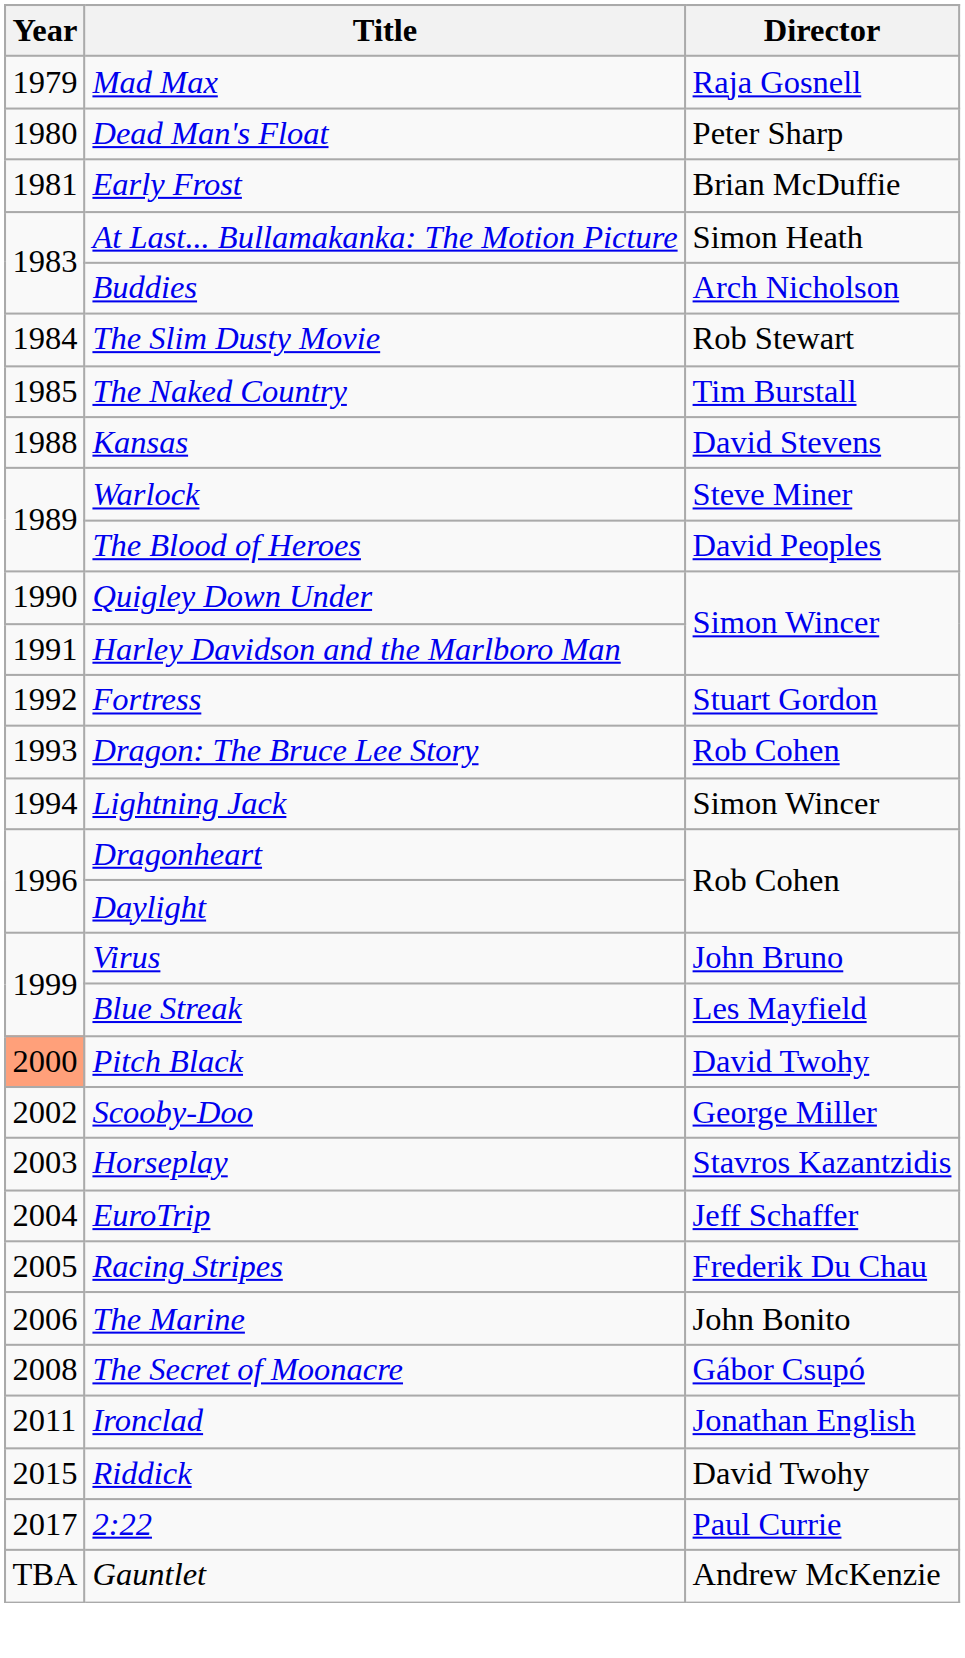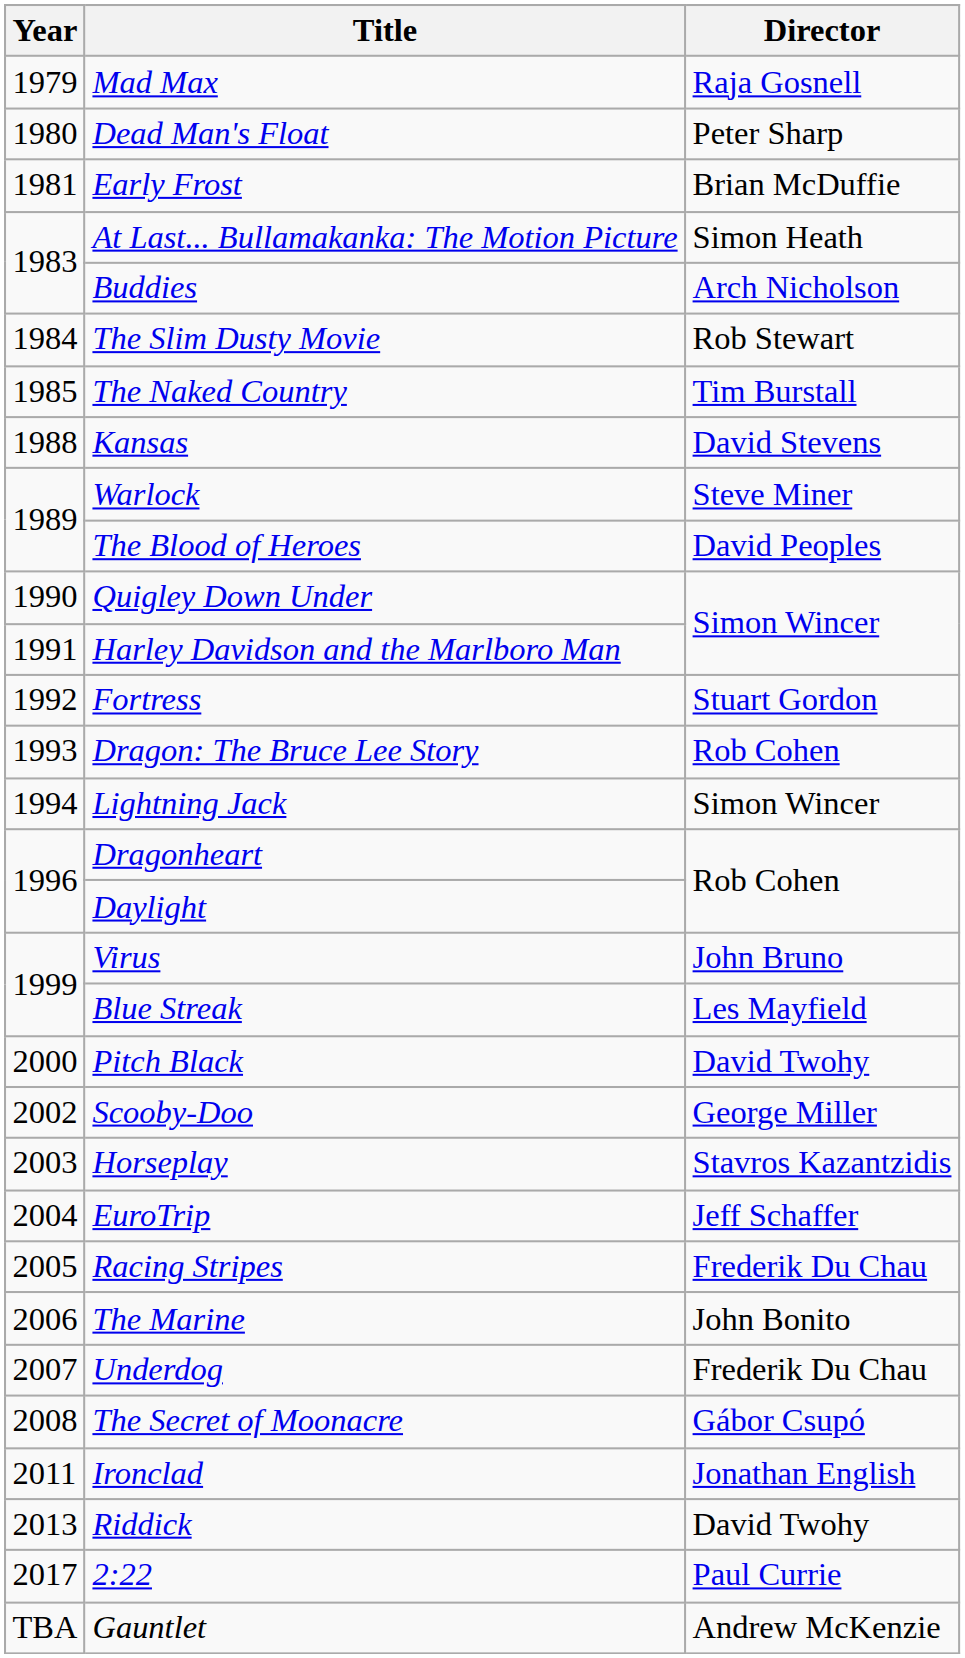(45, 1060) lightsalmon background -> (45, 1060) no background
+ row: (158, 1369)
(45, 1472) 2015 -> (45, 1524) 2013
